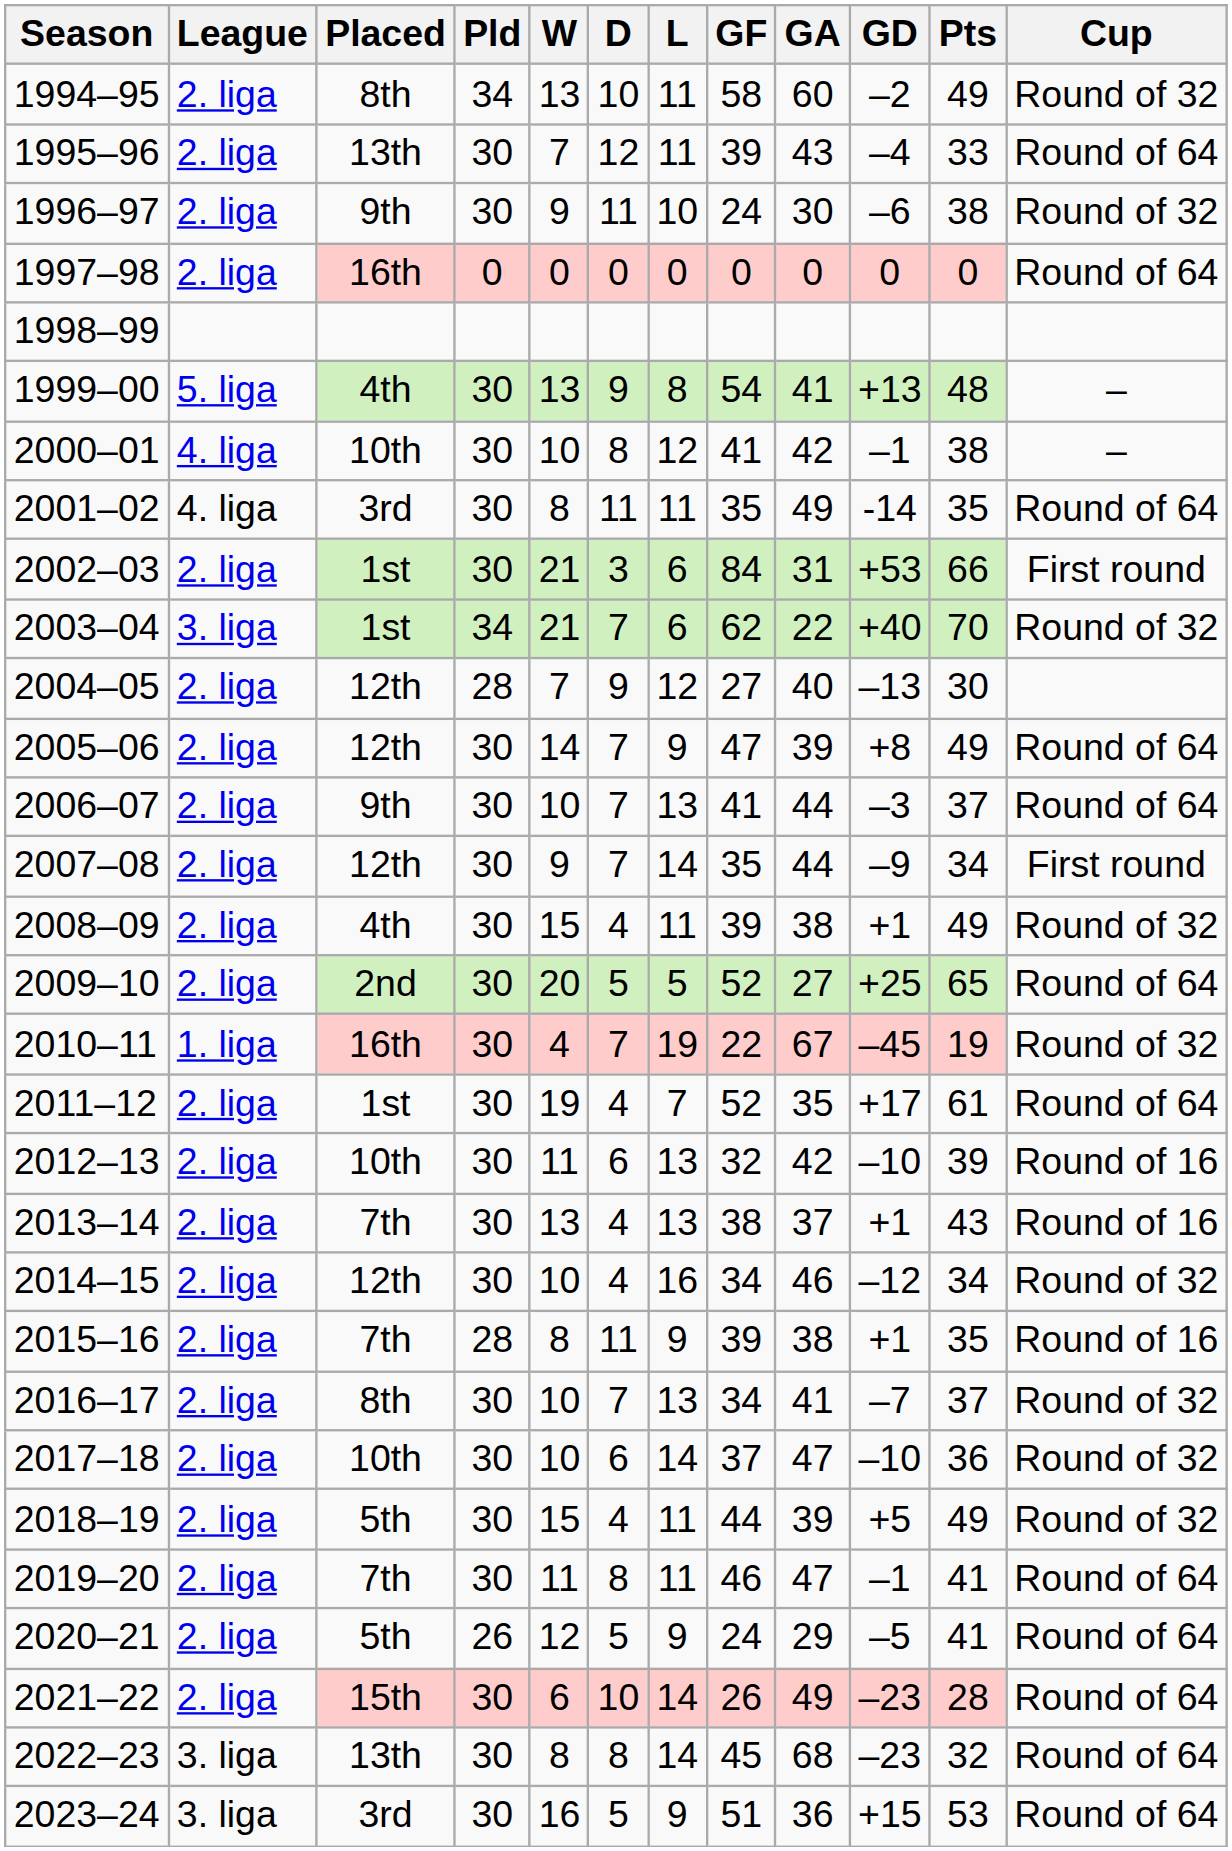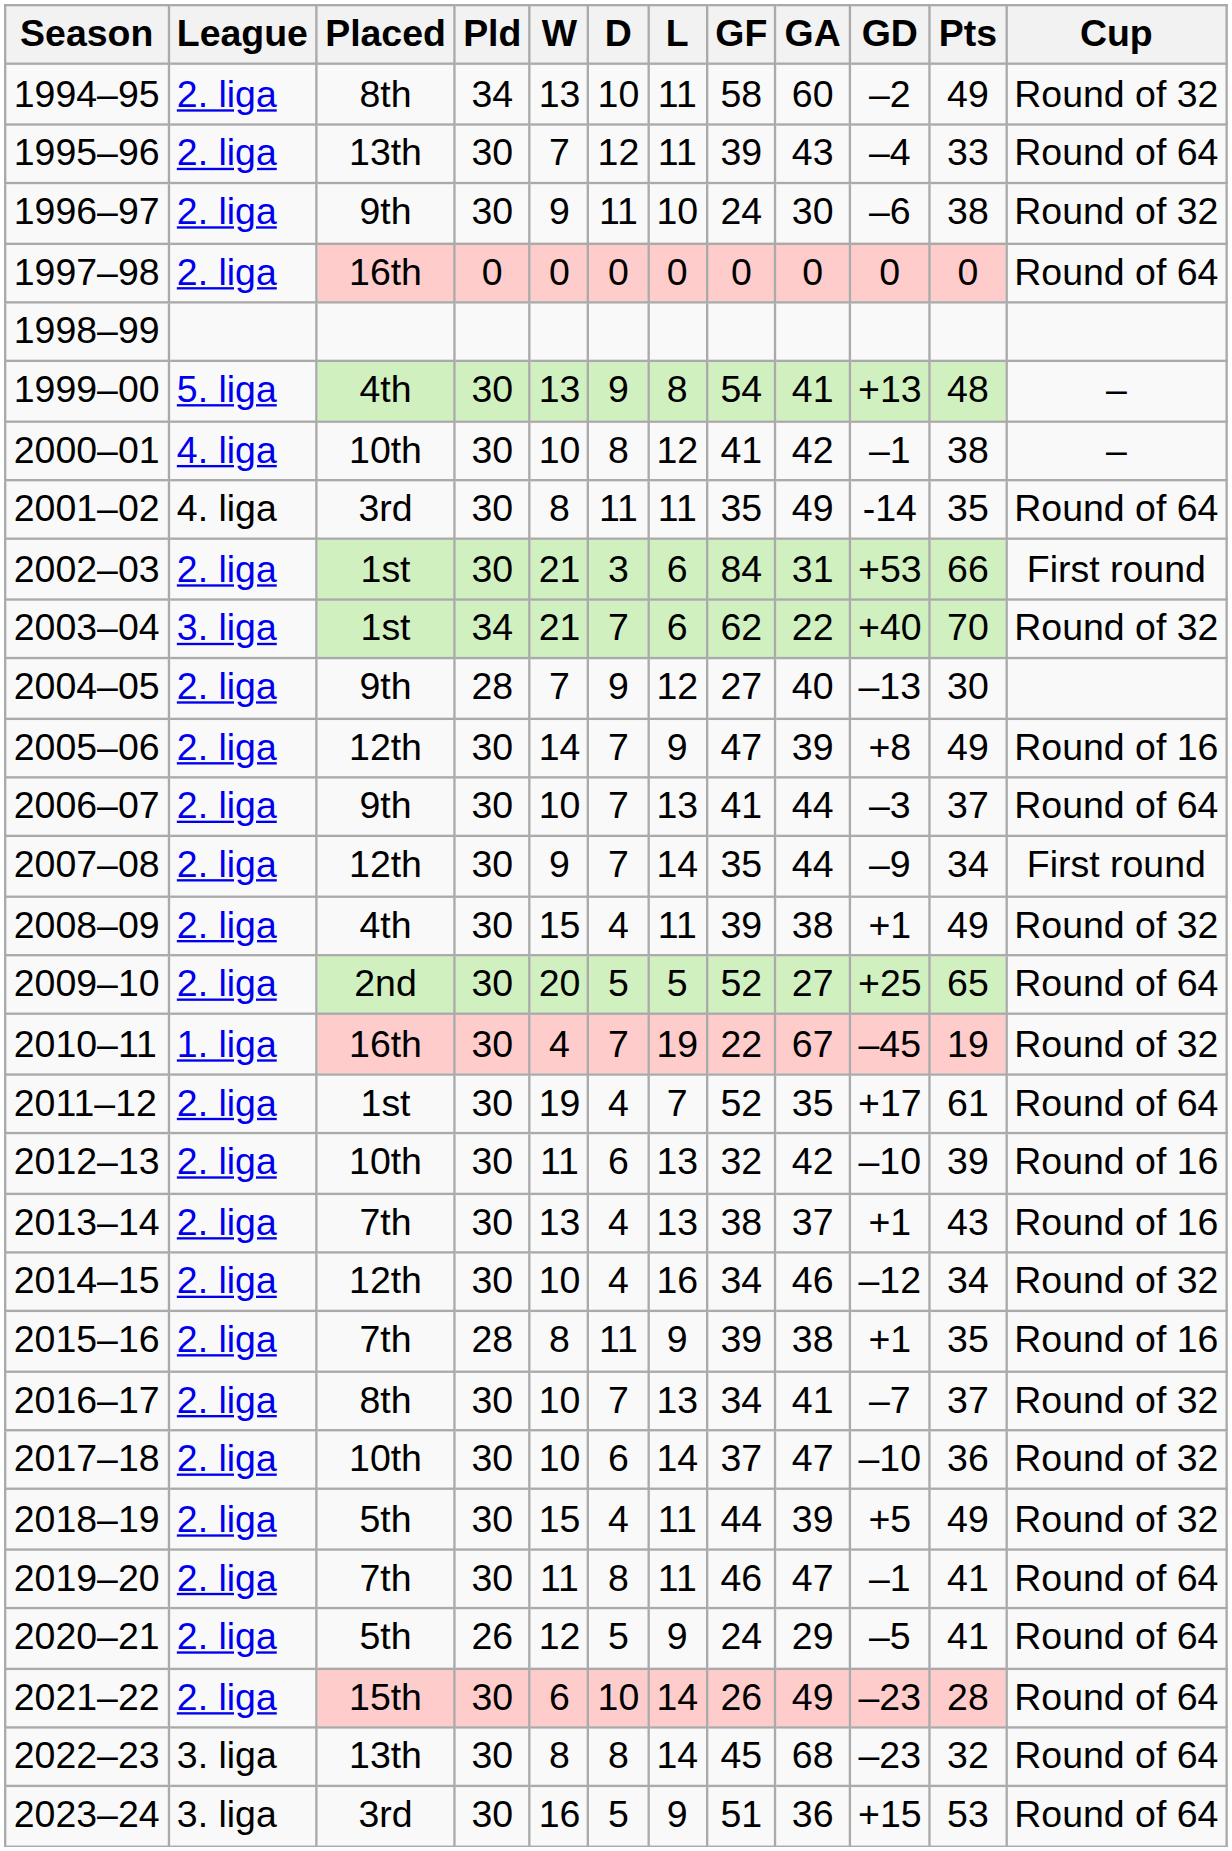(386, 687) 12th -> (386, 687) 9th
(1116, 746) Round of 64 -> (1116, 746) Round of 16
